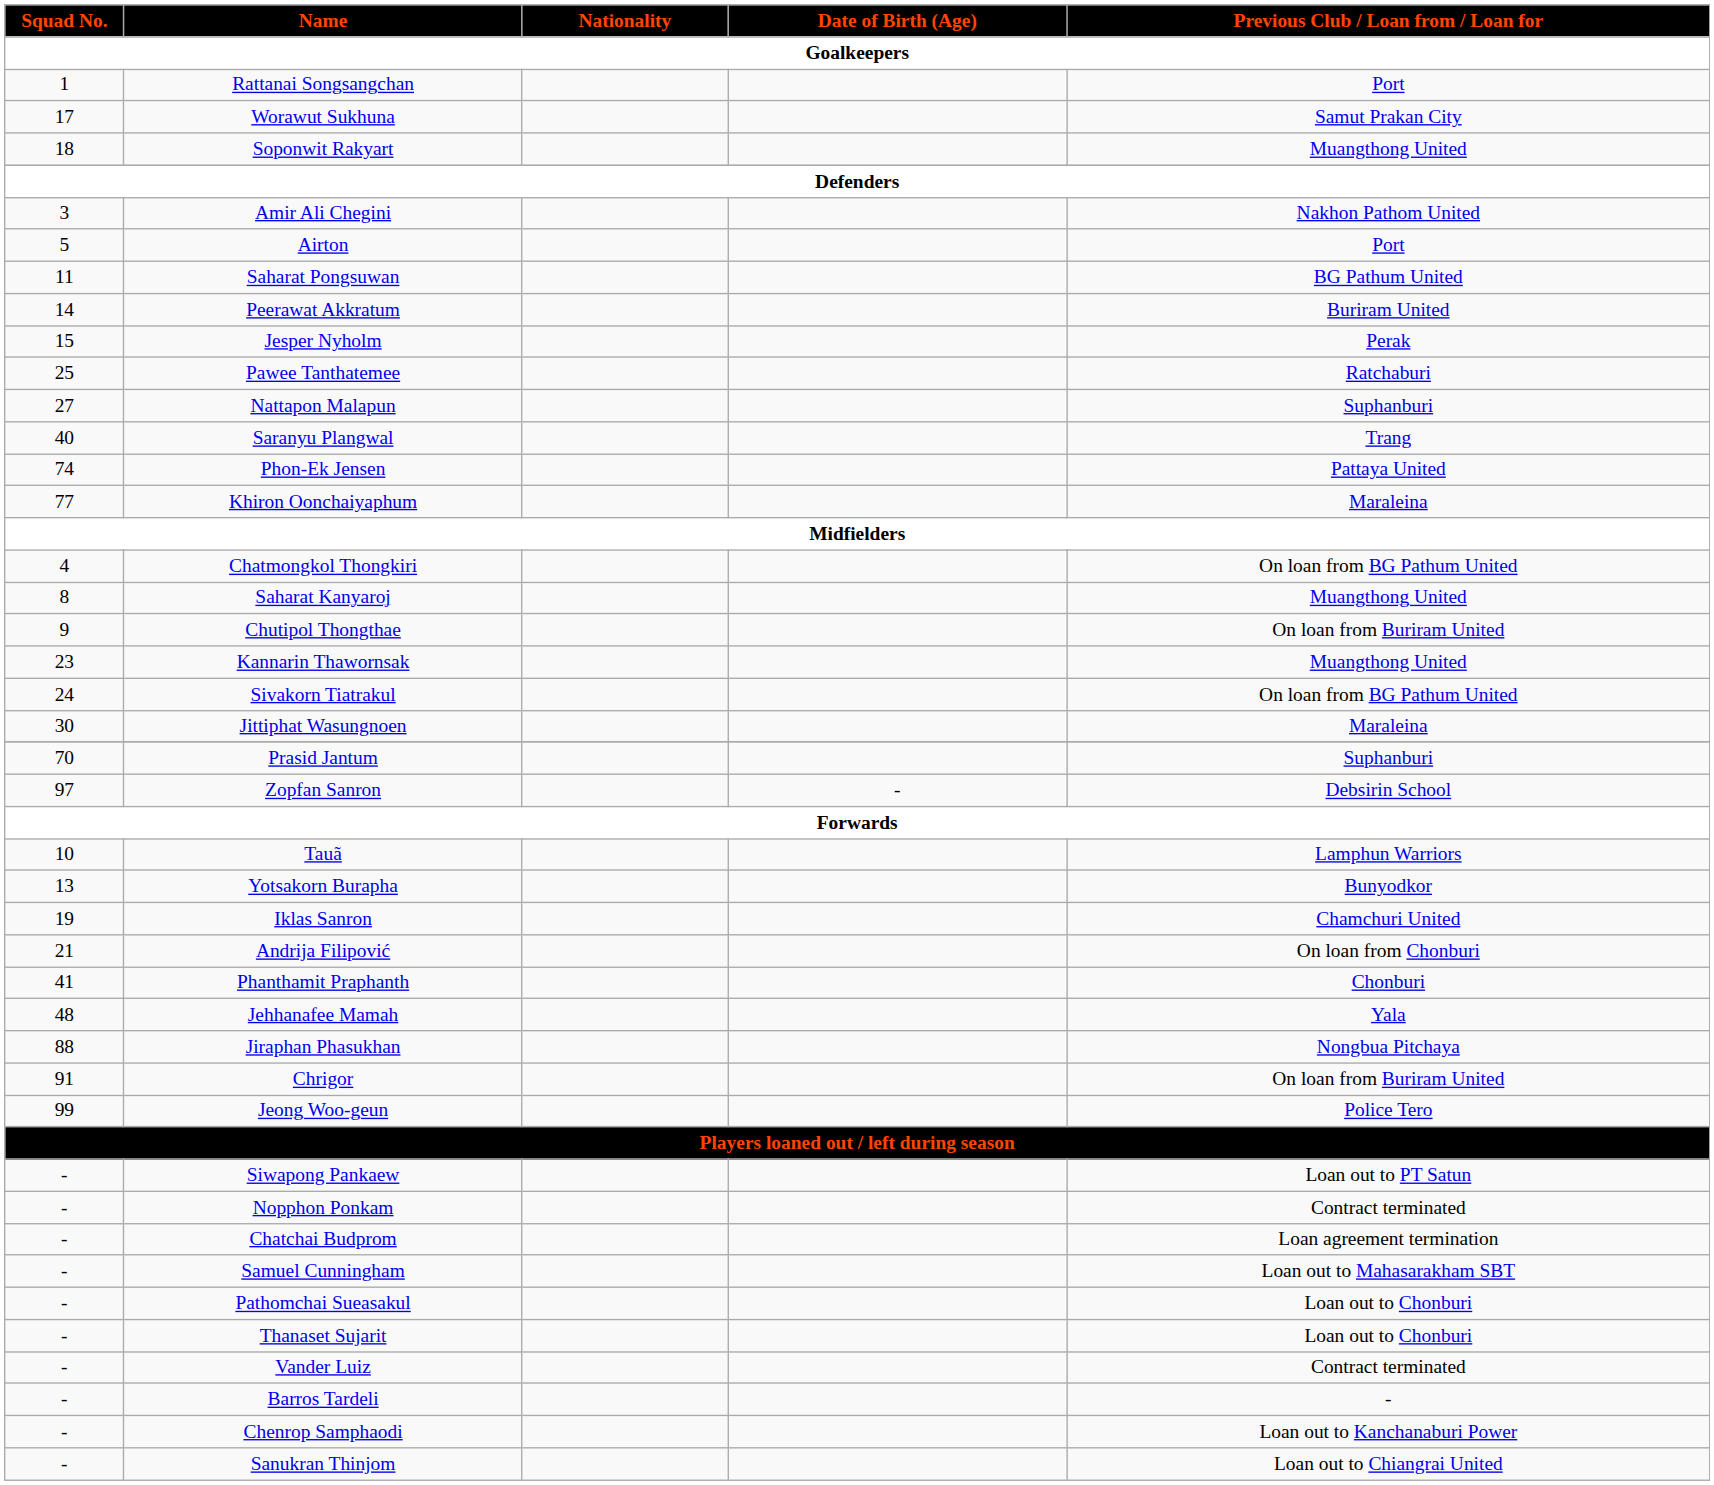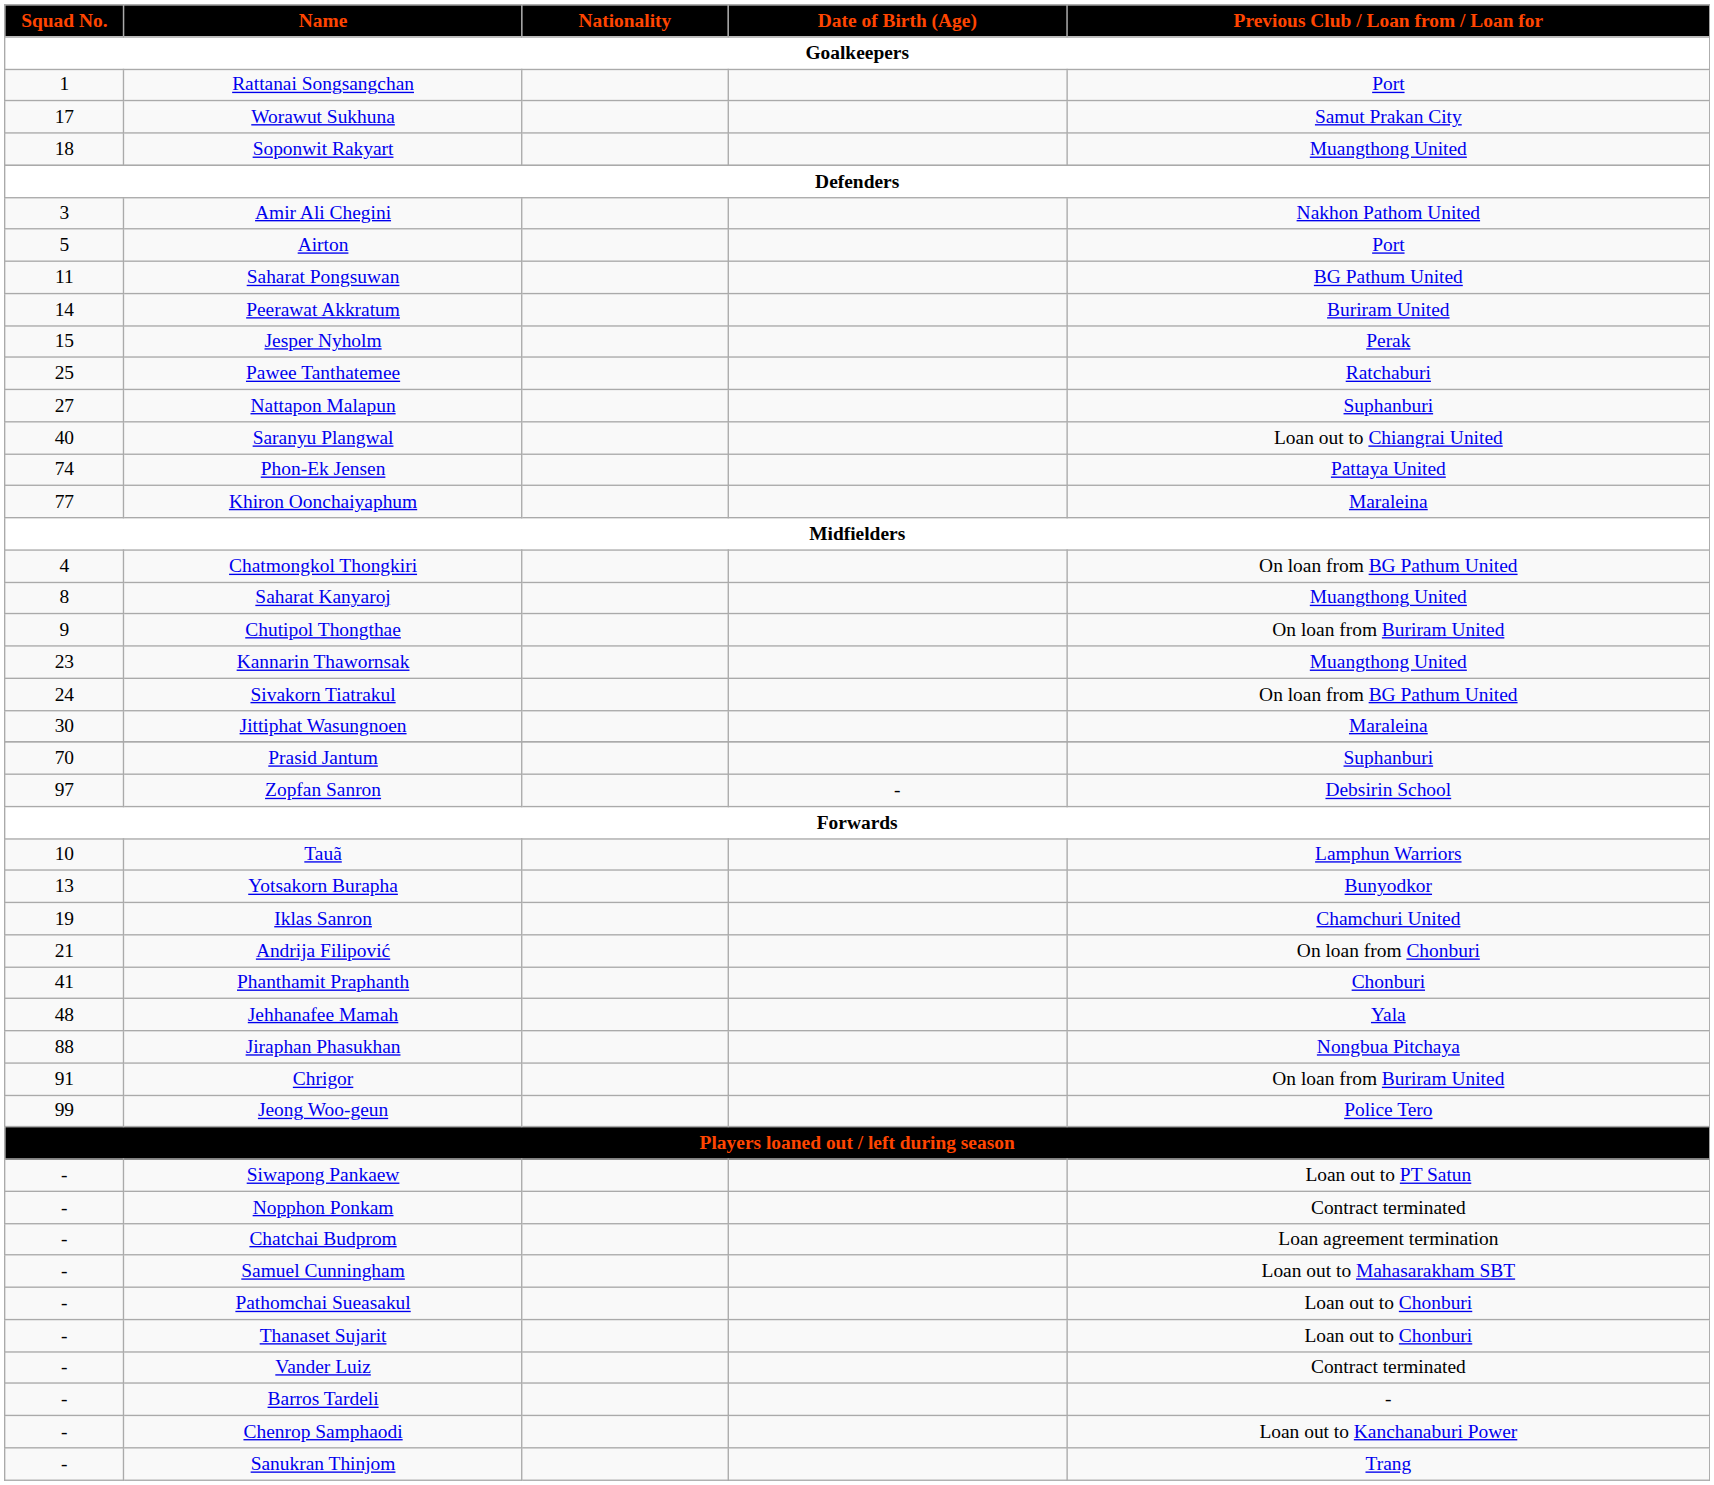(1388, 437) Trang -> (1388, 437) Loan out to Chiangrai United
(1388, 1463) Loan out to Chiangrai United -> (1388, 1463) Trang
